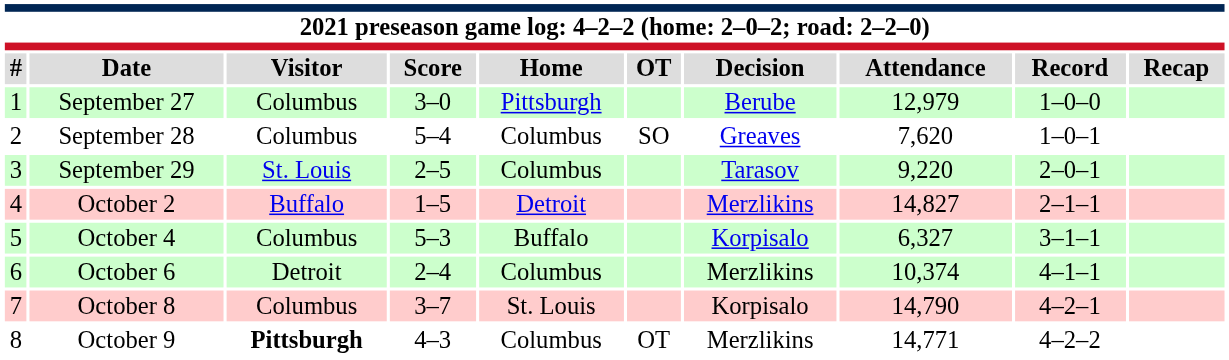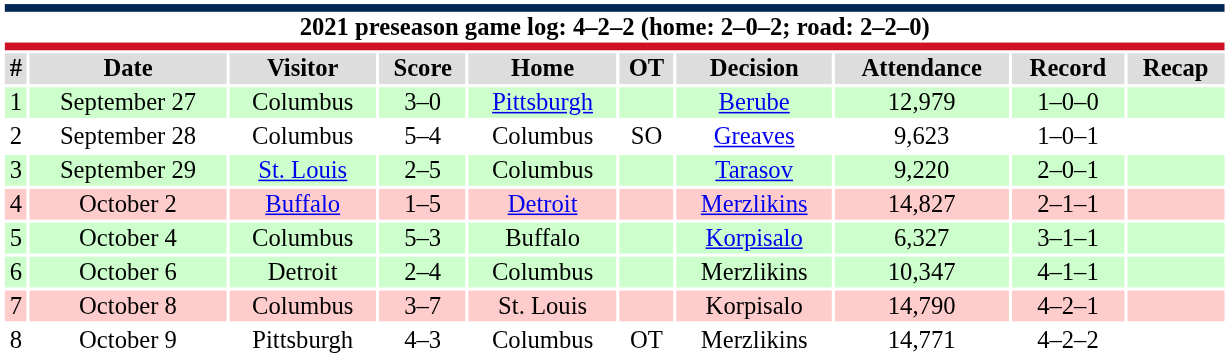(925, 136) 7,620 -> (922, 136) 9,623
(925, 271) 10,374 -> (922, 271) 10,347
(307, 339) bold -> (303, 339) normal
